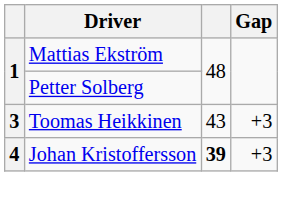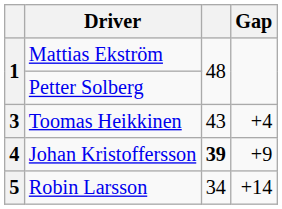(262, 121) +3 -> (262, 121) +4
(262, 154) +3 -> (262, 154) +9
+ row: (88, 188)
